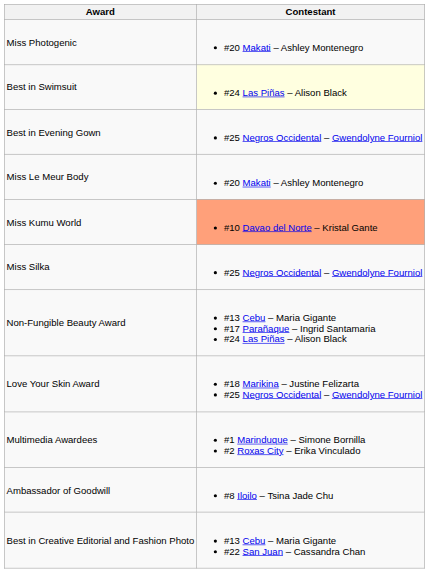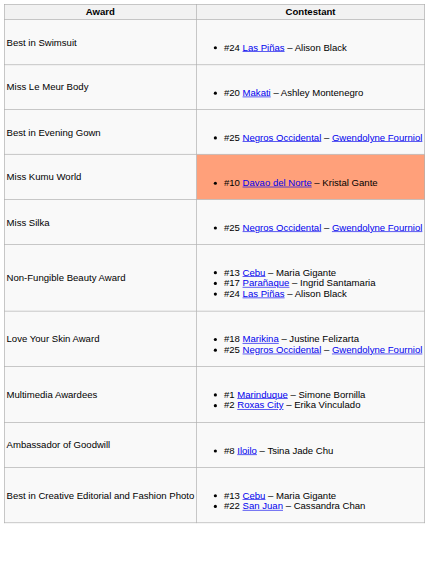- row: (42, 42)
(311, 93) lightyellow background -> (311, 48) no background
rows swapped: (54, 132) <-> (47, 177)
